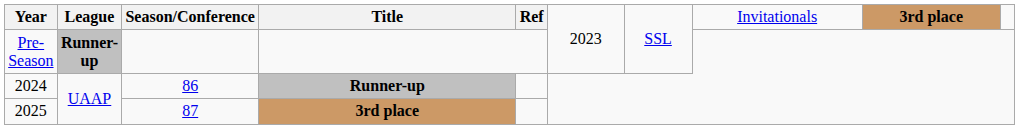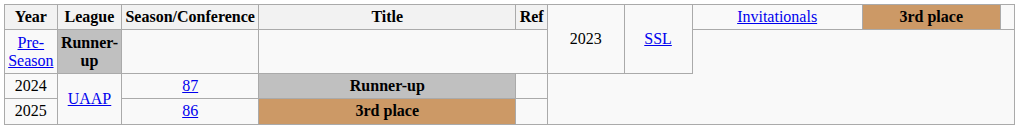(190, 85) 86 -> (190, 85) 87
(190, 111) 87 -> (190, 111) 86
